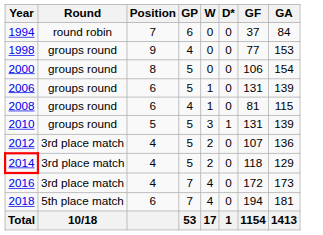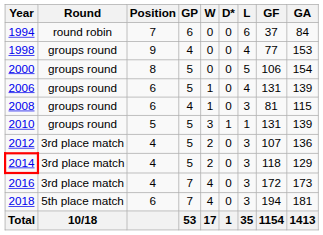+ column: (247, 13)
